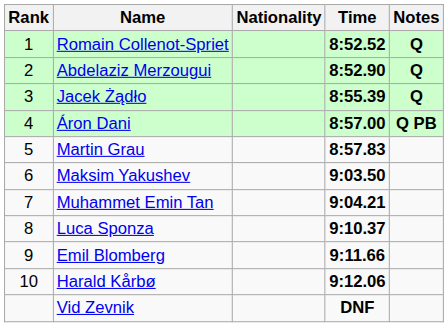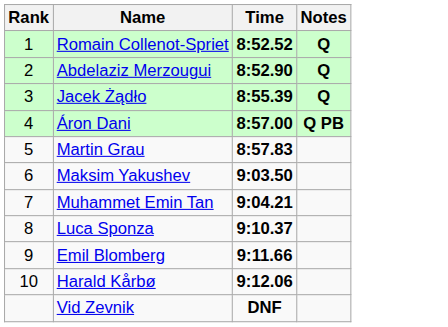- column: (279, 17)
